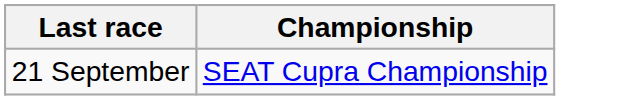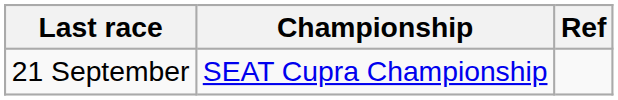+ column: (584, 27)
